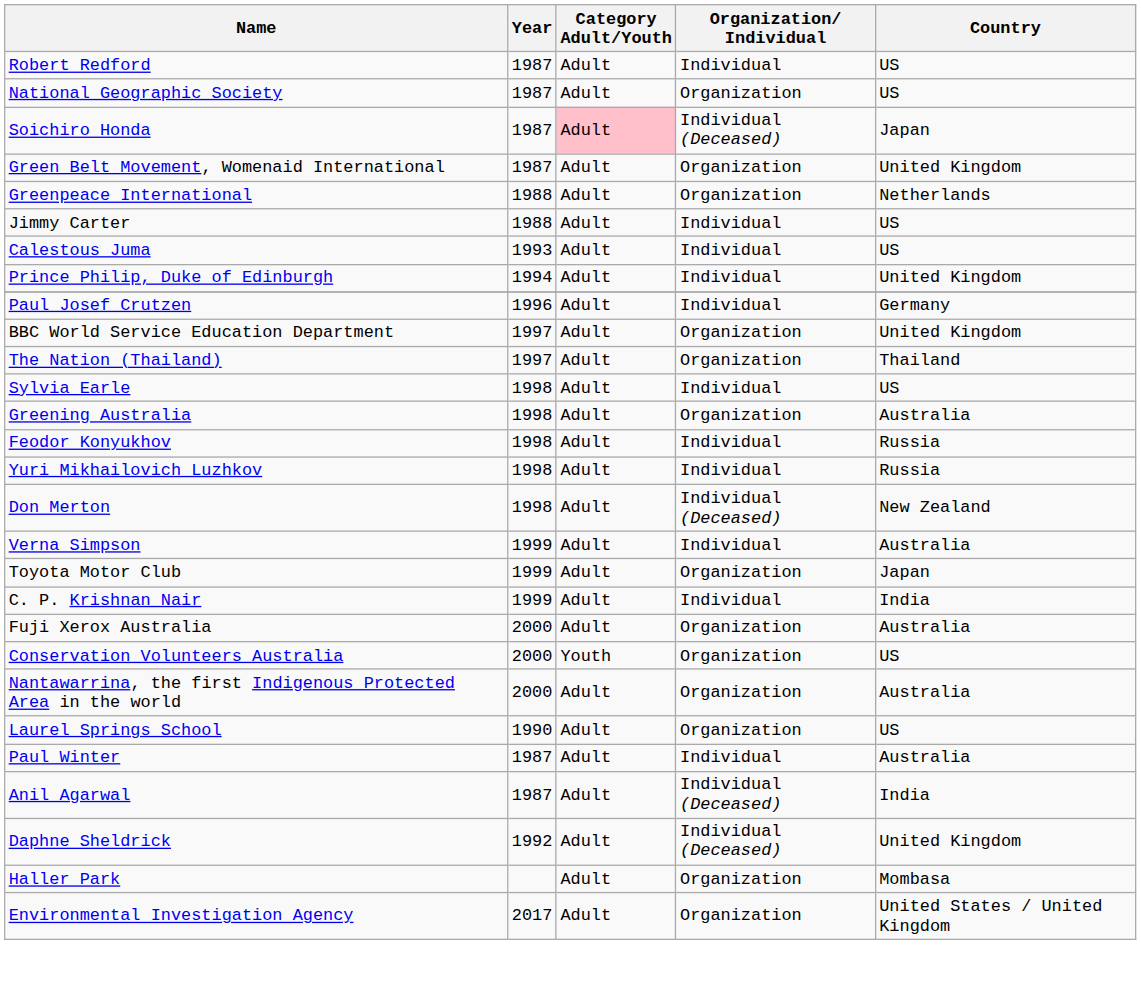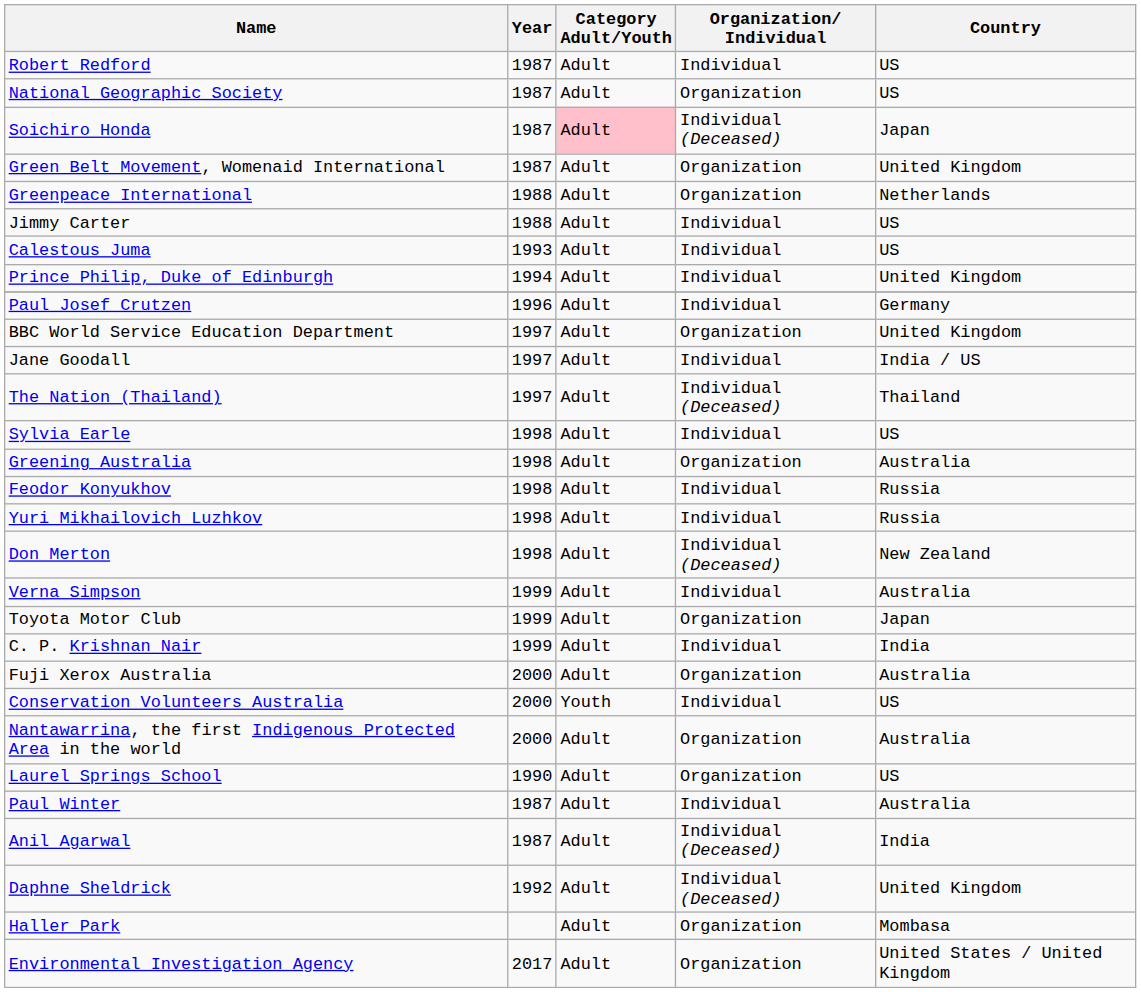+ row: (70, 360)
(741, 360) Organization -> (731, 398) Individual (Deceased)
(741, 655) Organization -> (731, 702) Individual
